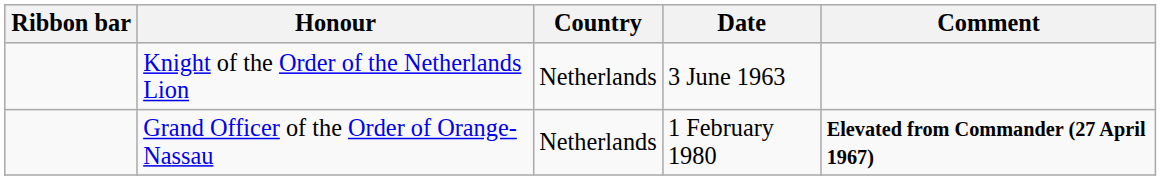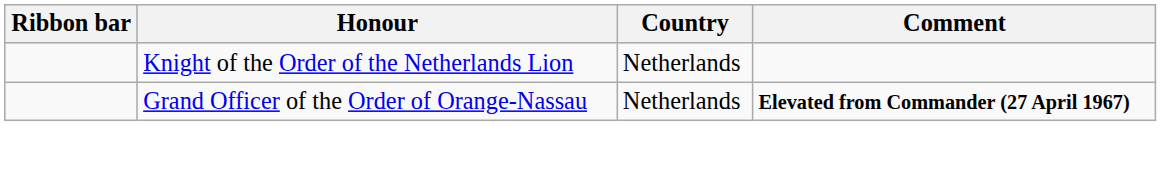- column: (742, 23)
